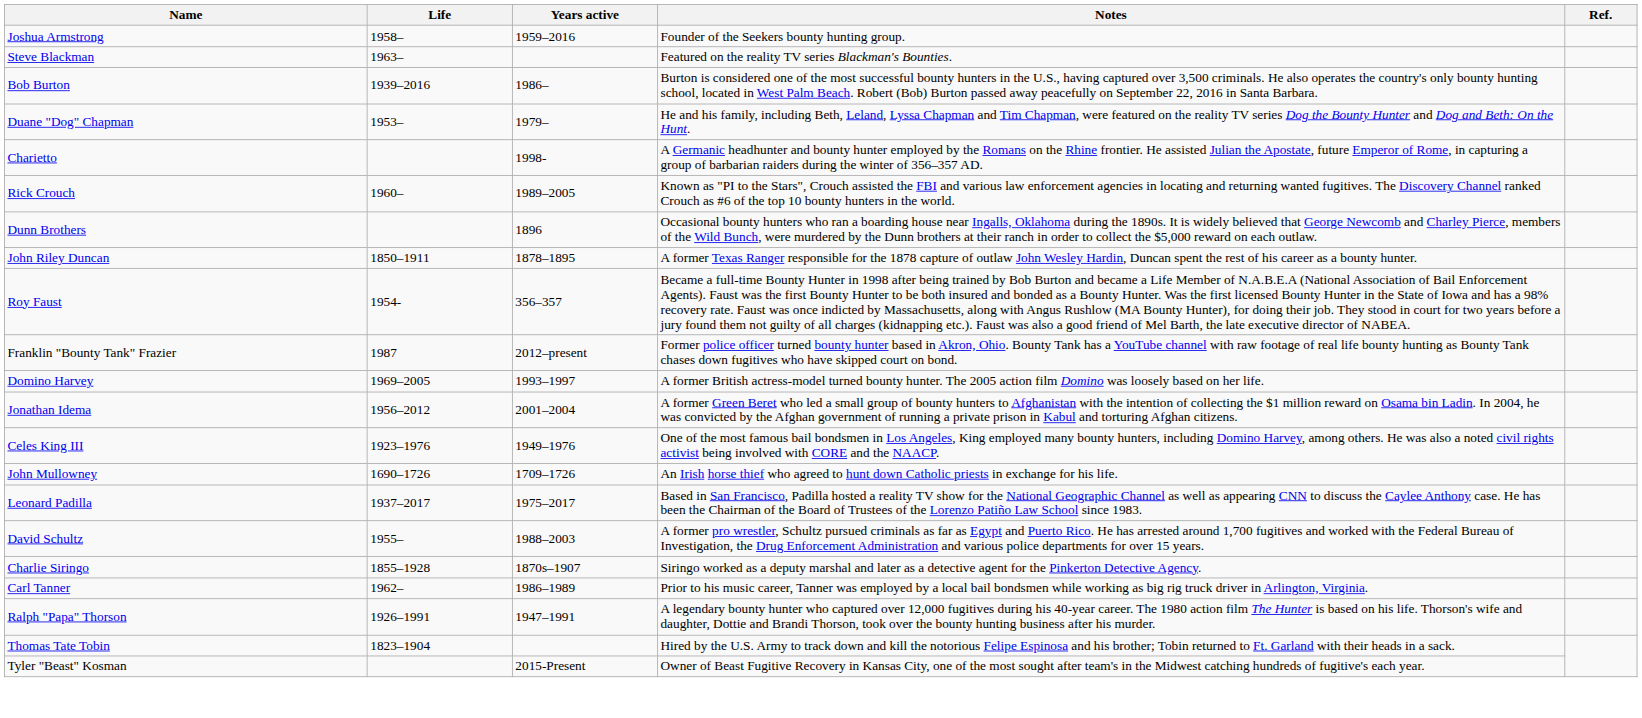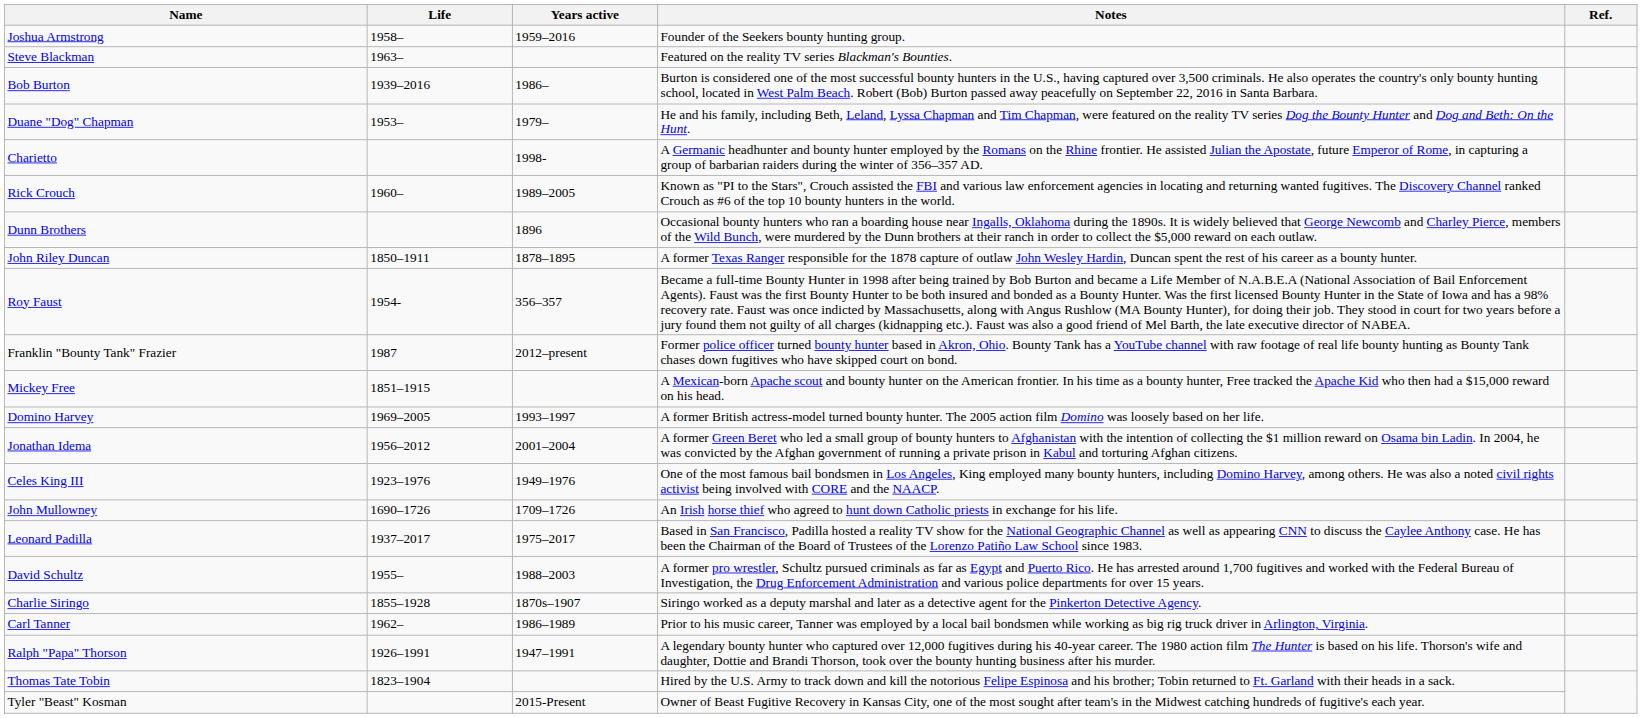+ row: (41, 388)
